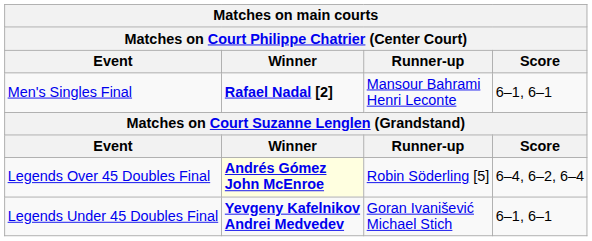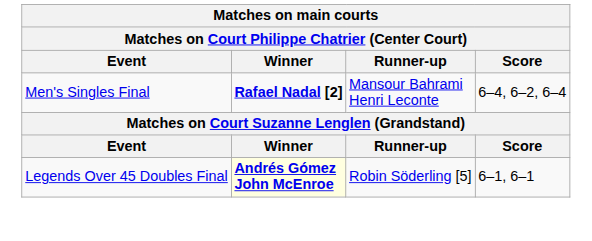(524, 92) 6–1, 6–1 -> (522, 92) 6–4, 6–2, 6–4
(540, 177) 6–4, 6–2, 6–4 -> (506, 177) 6–1, 6–1
- row: (113, 216)
